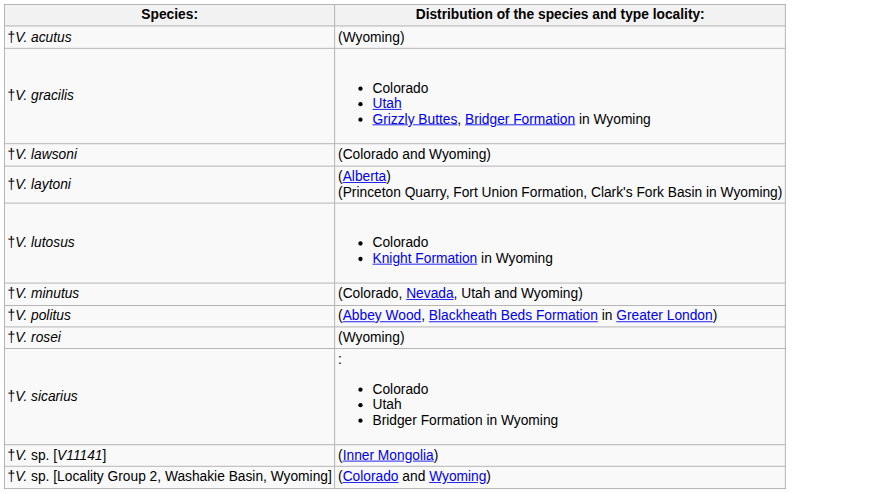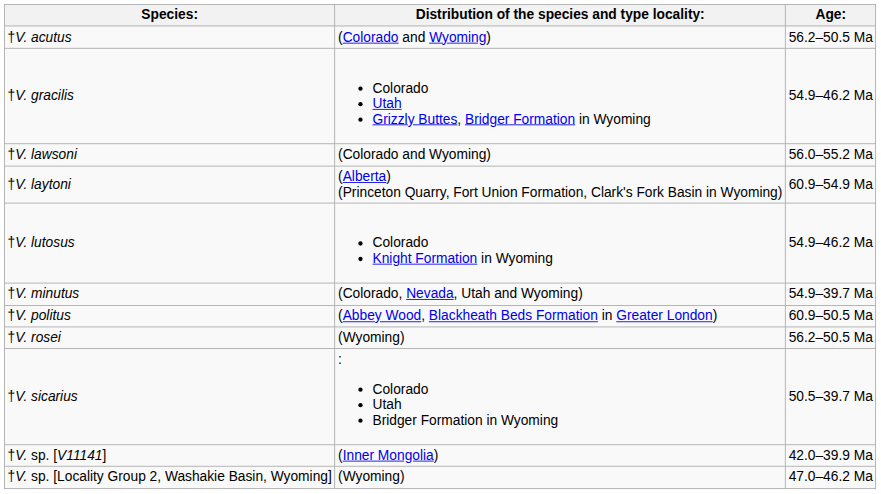+ column: (831, 15)
(371, 37) (Wyoming) -> (415, 37) (Colorado and Wyoming)
(415, 477) (Colorado and Wyoming) -> (371, 477) (Wyoming)
